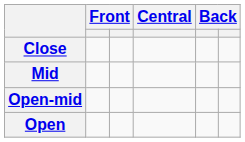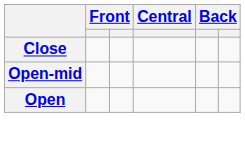- row: (45, 74)
